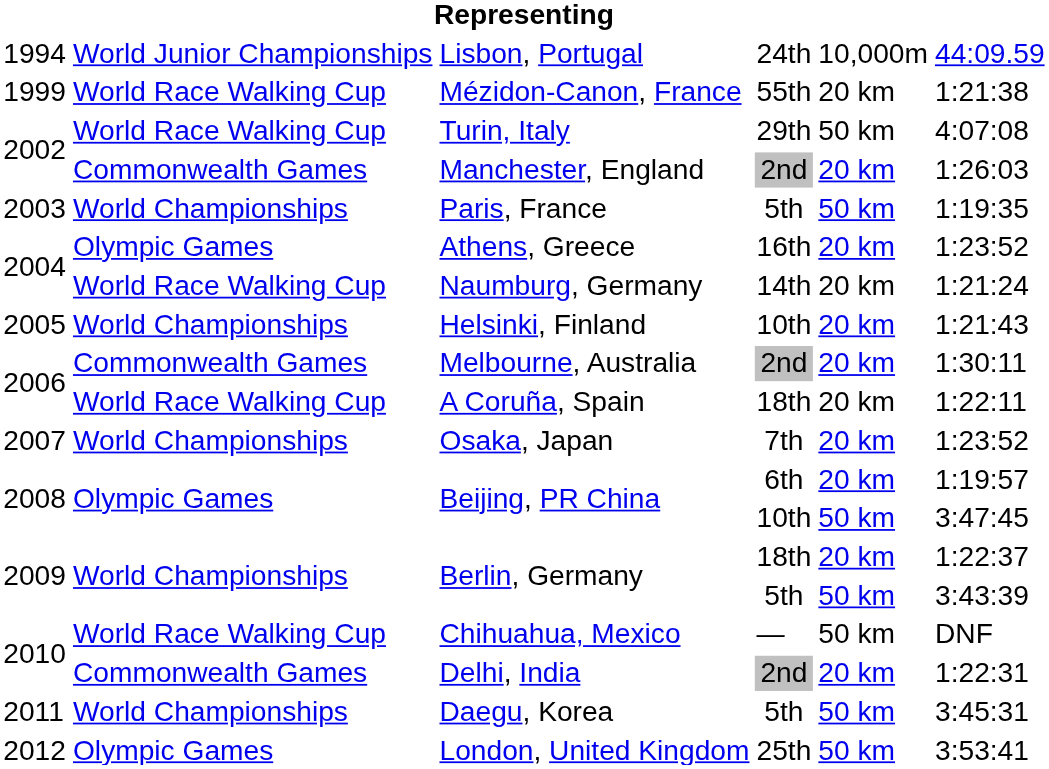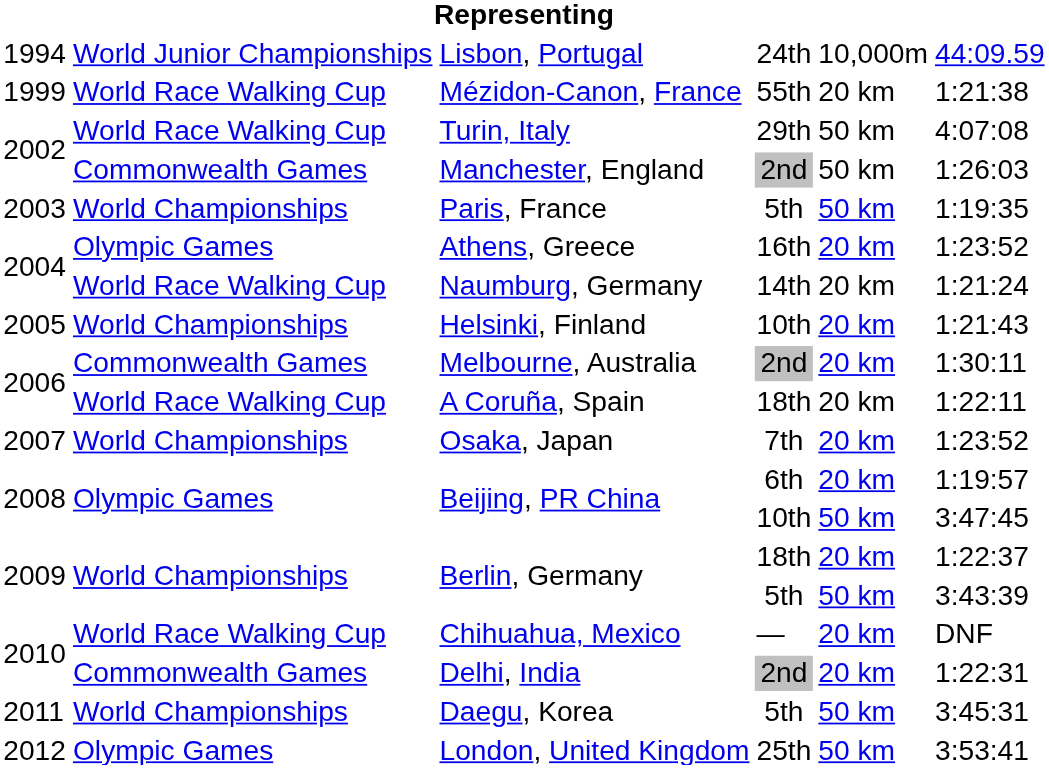(857, 169) 20 km -> (857, 169) 50 km
(857, 634) 50 km -> (857, 634) 20 km
